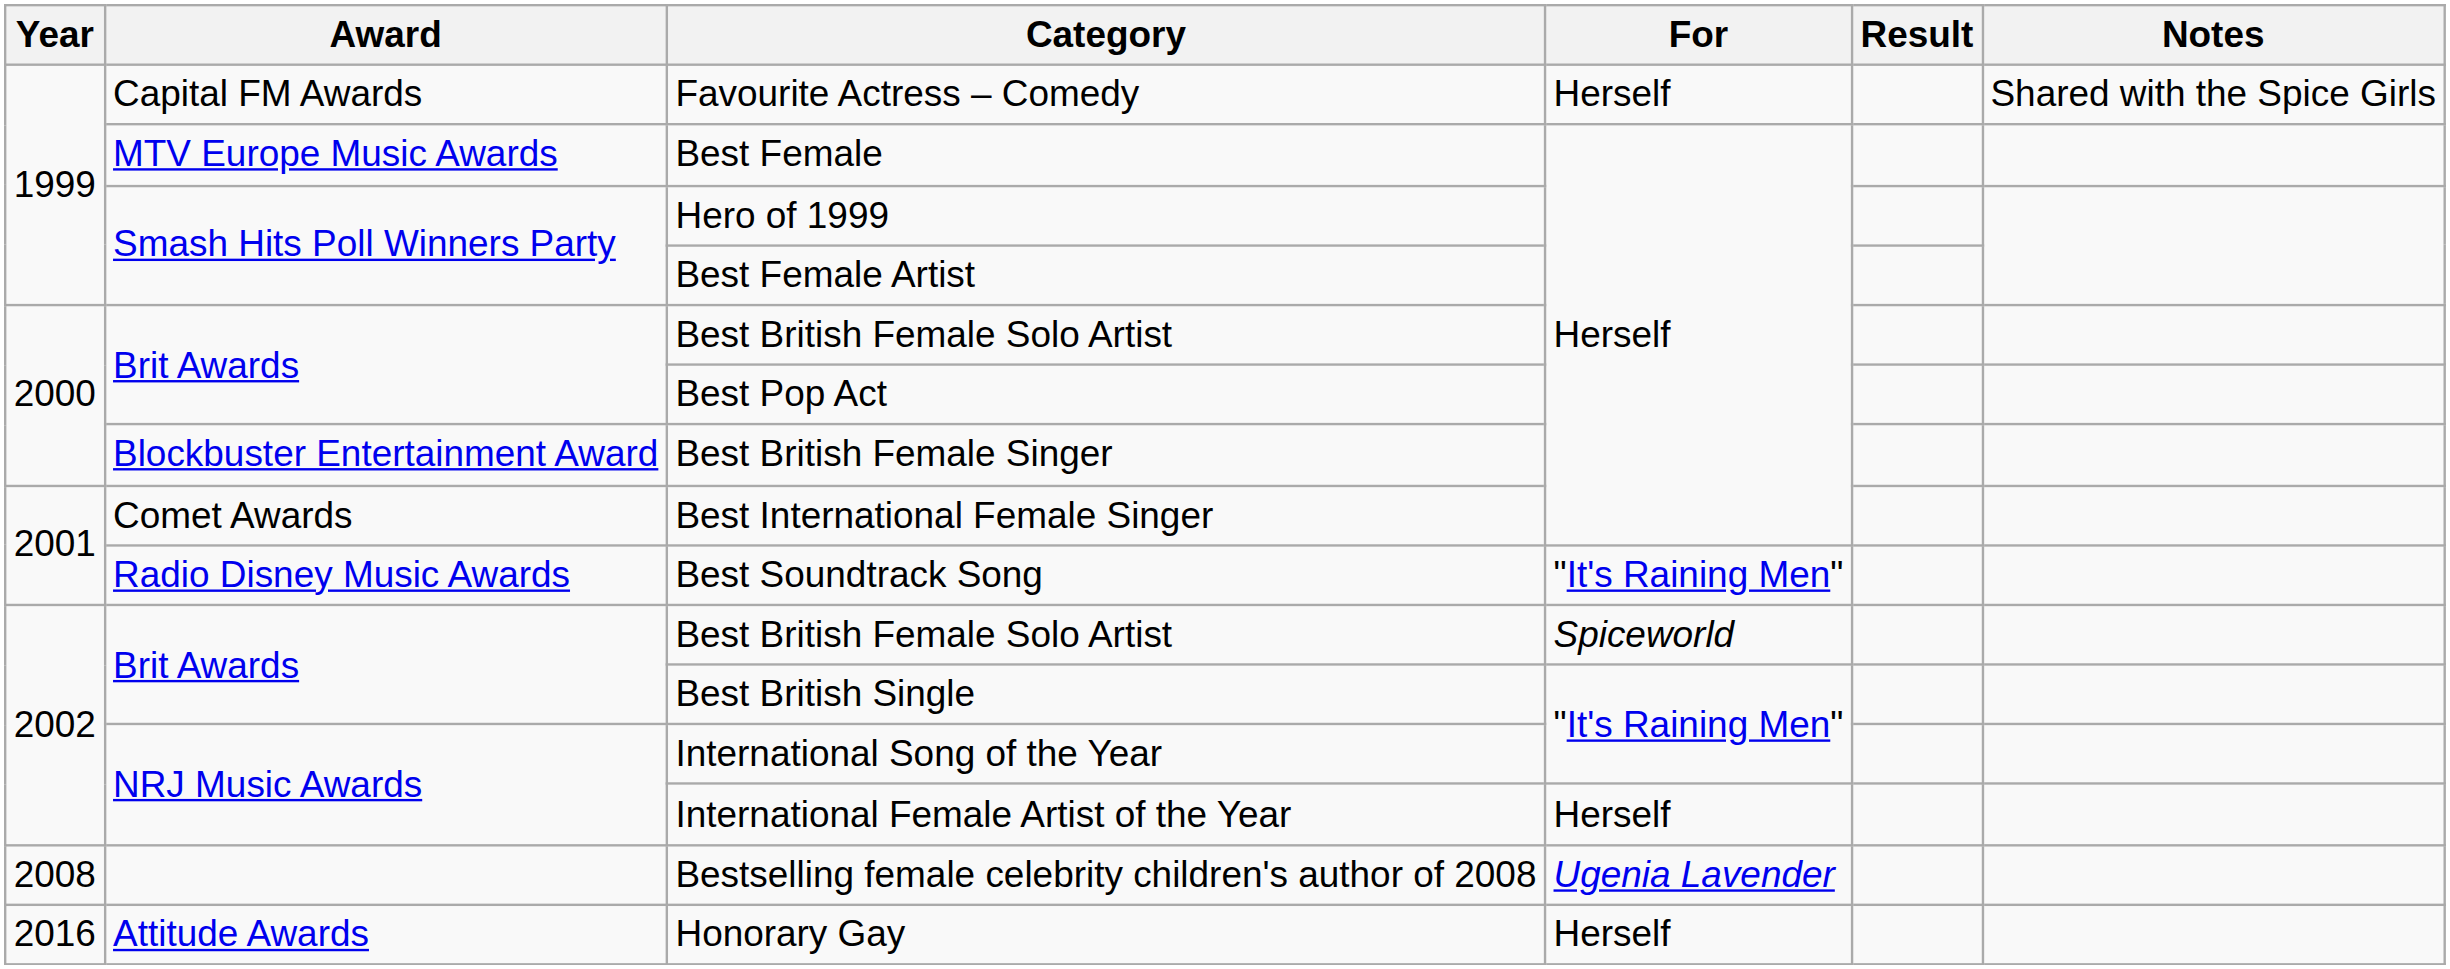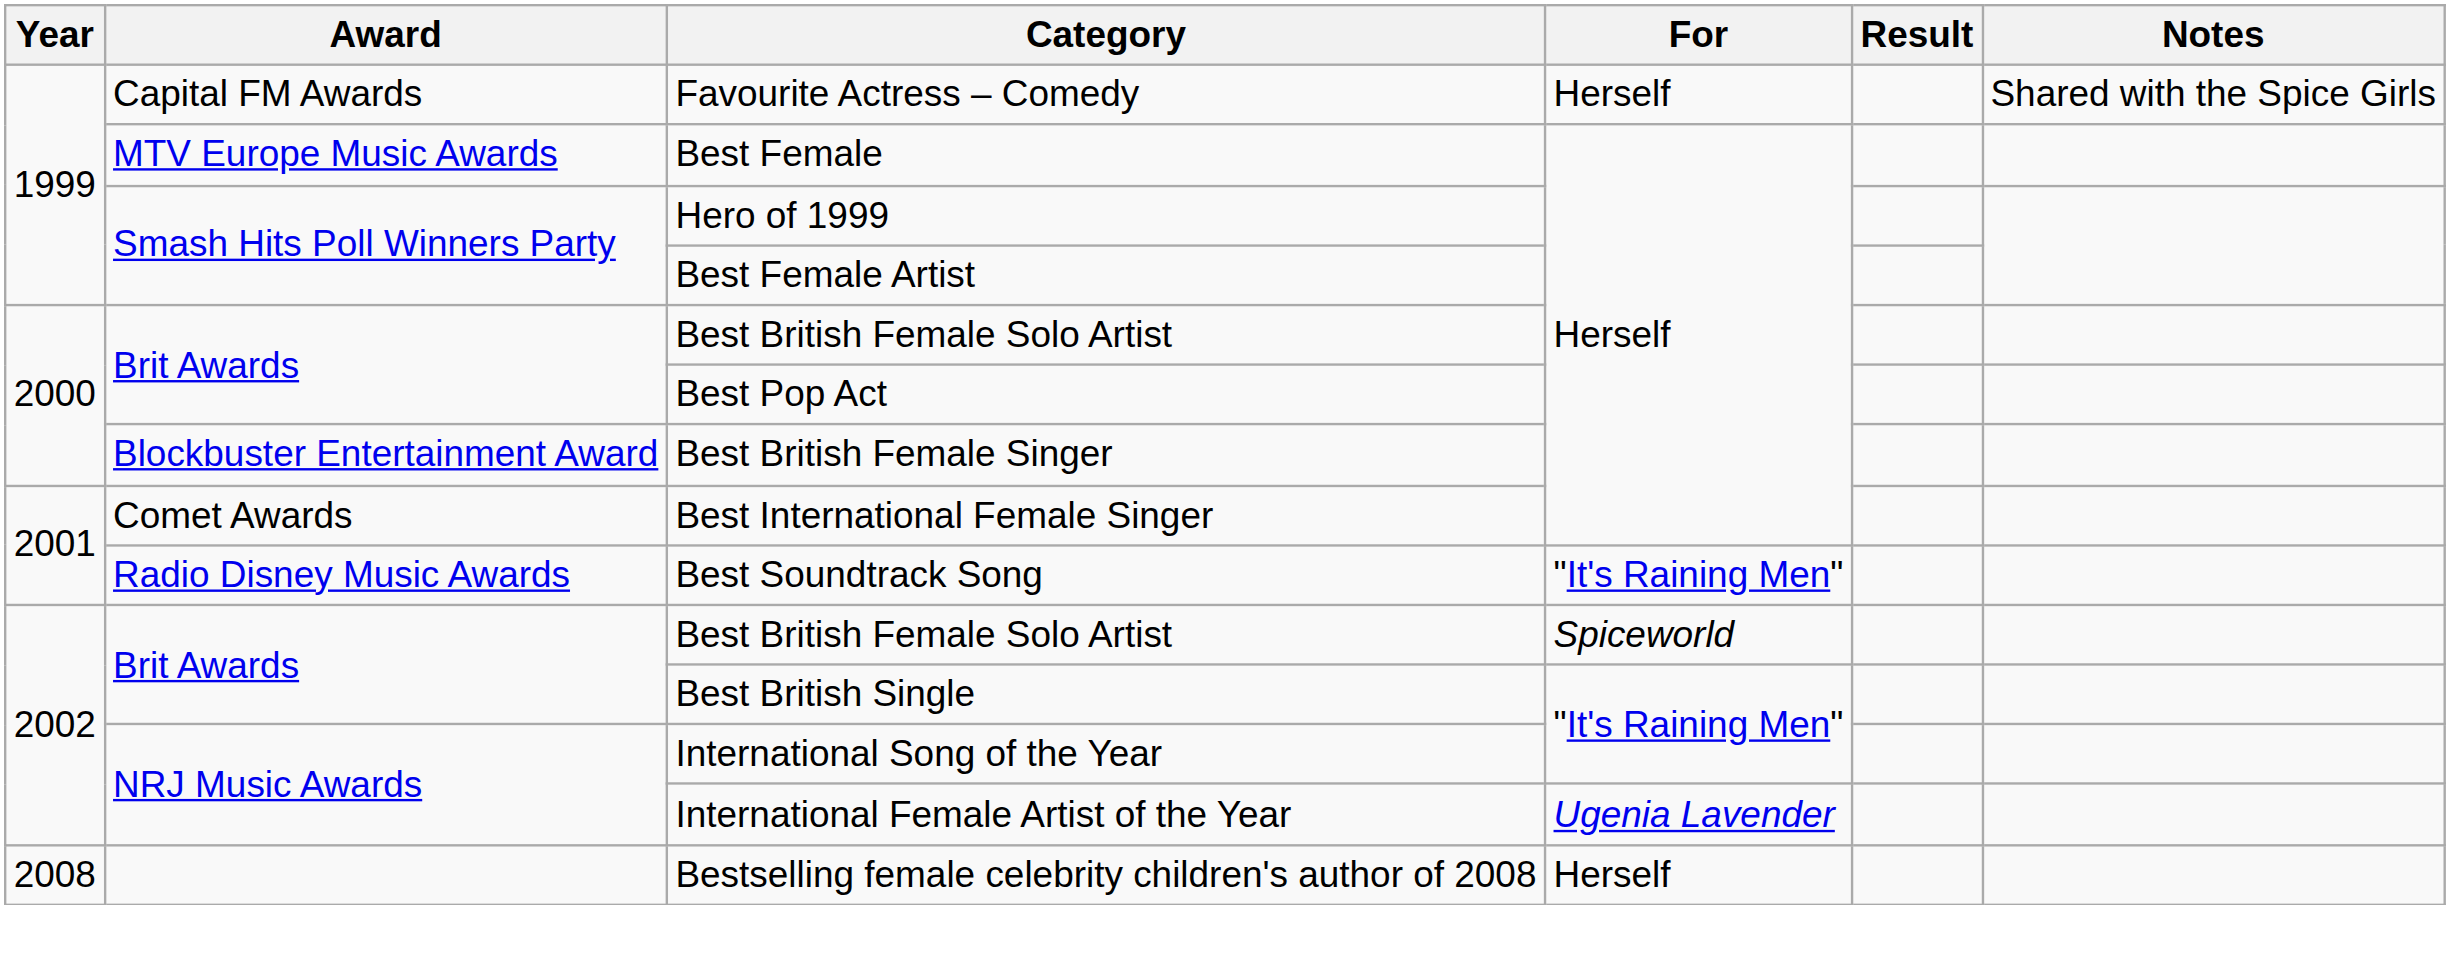(1612, 813) Herself -> (1694, 813) Ugenia Lavender
(1694, 873) Ugenia Lavender -> (1612, 873) Herself
- row: (55, 933)
